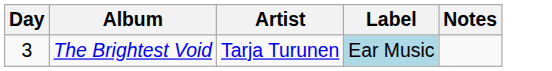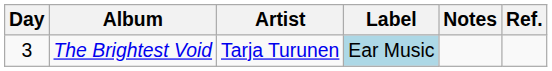+ column: (524, 19)
